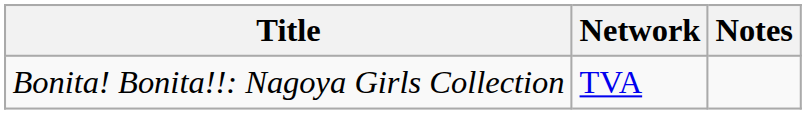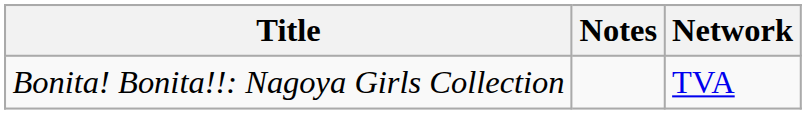columns swapped: (640, 30) <-> (754, 30)
